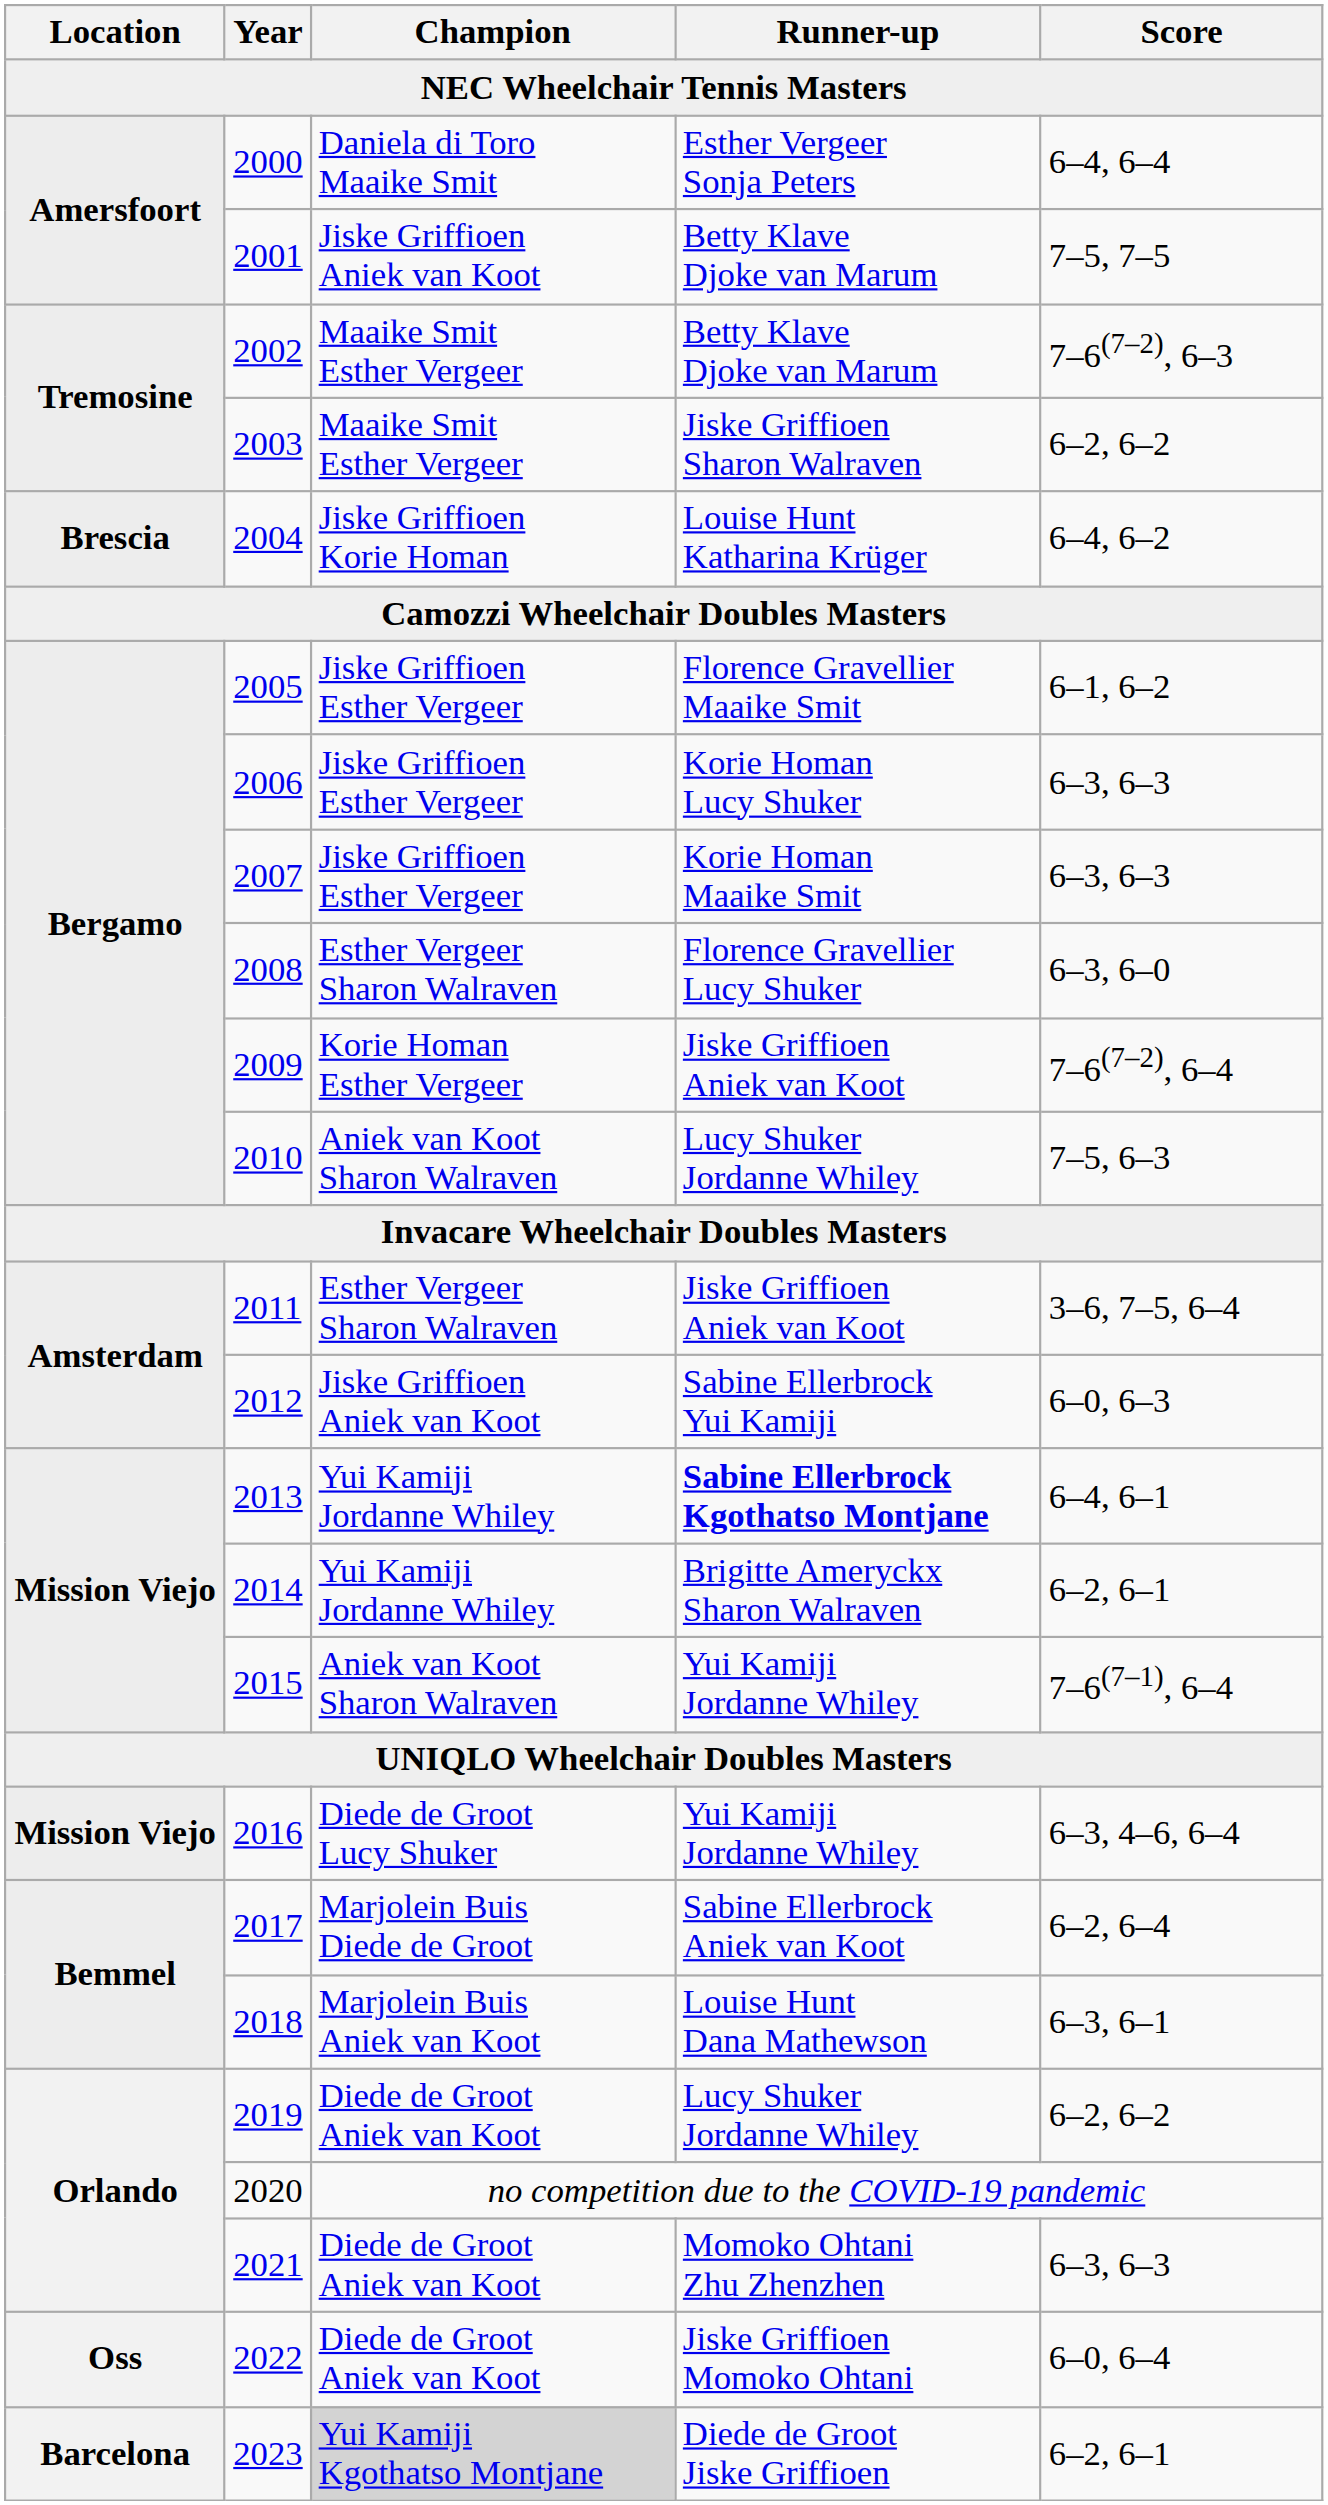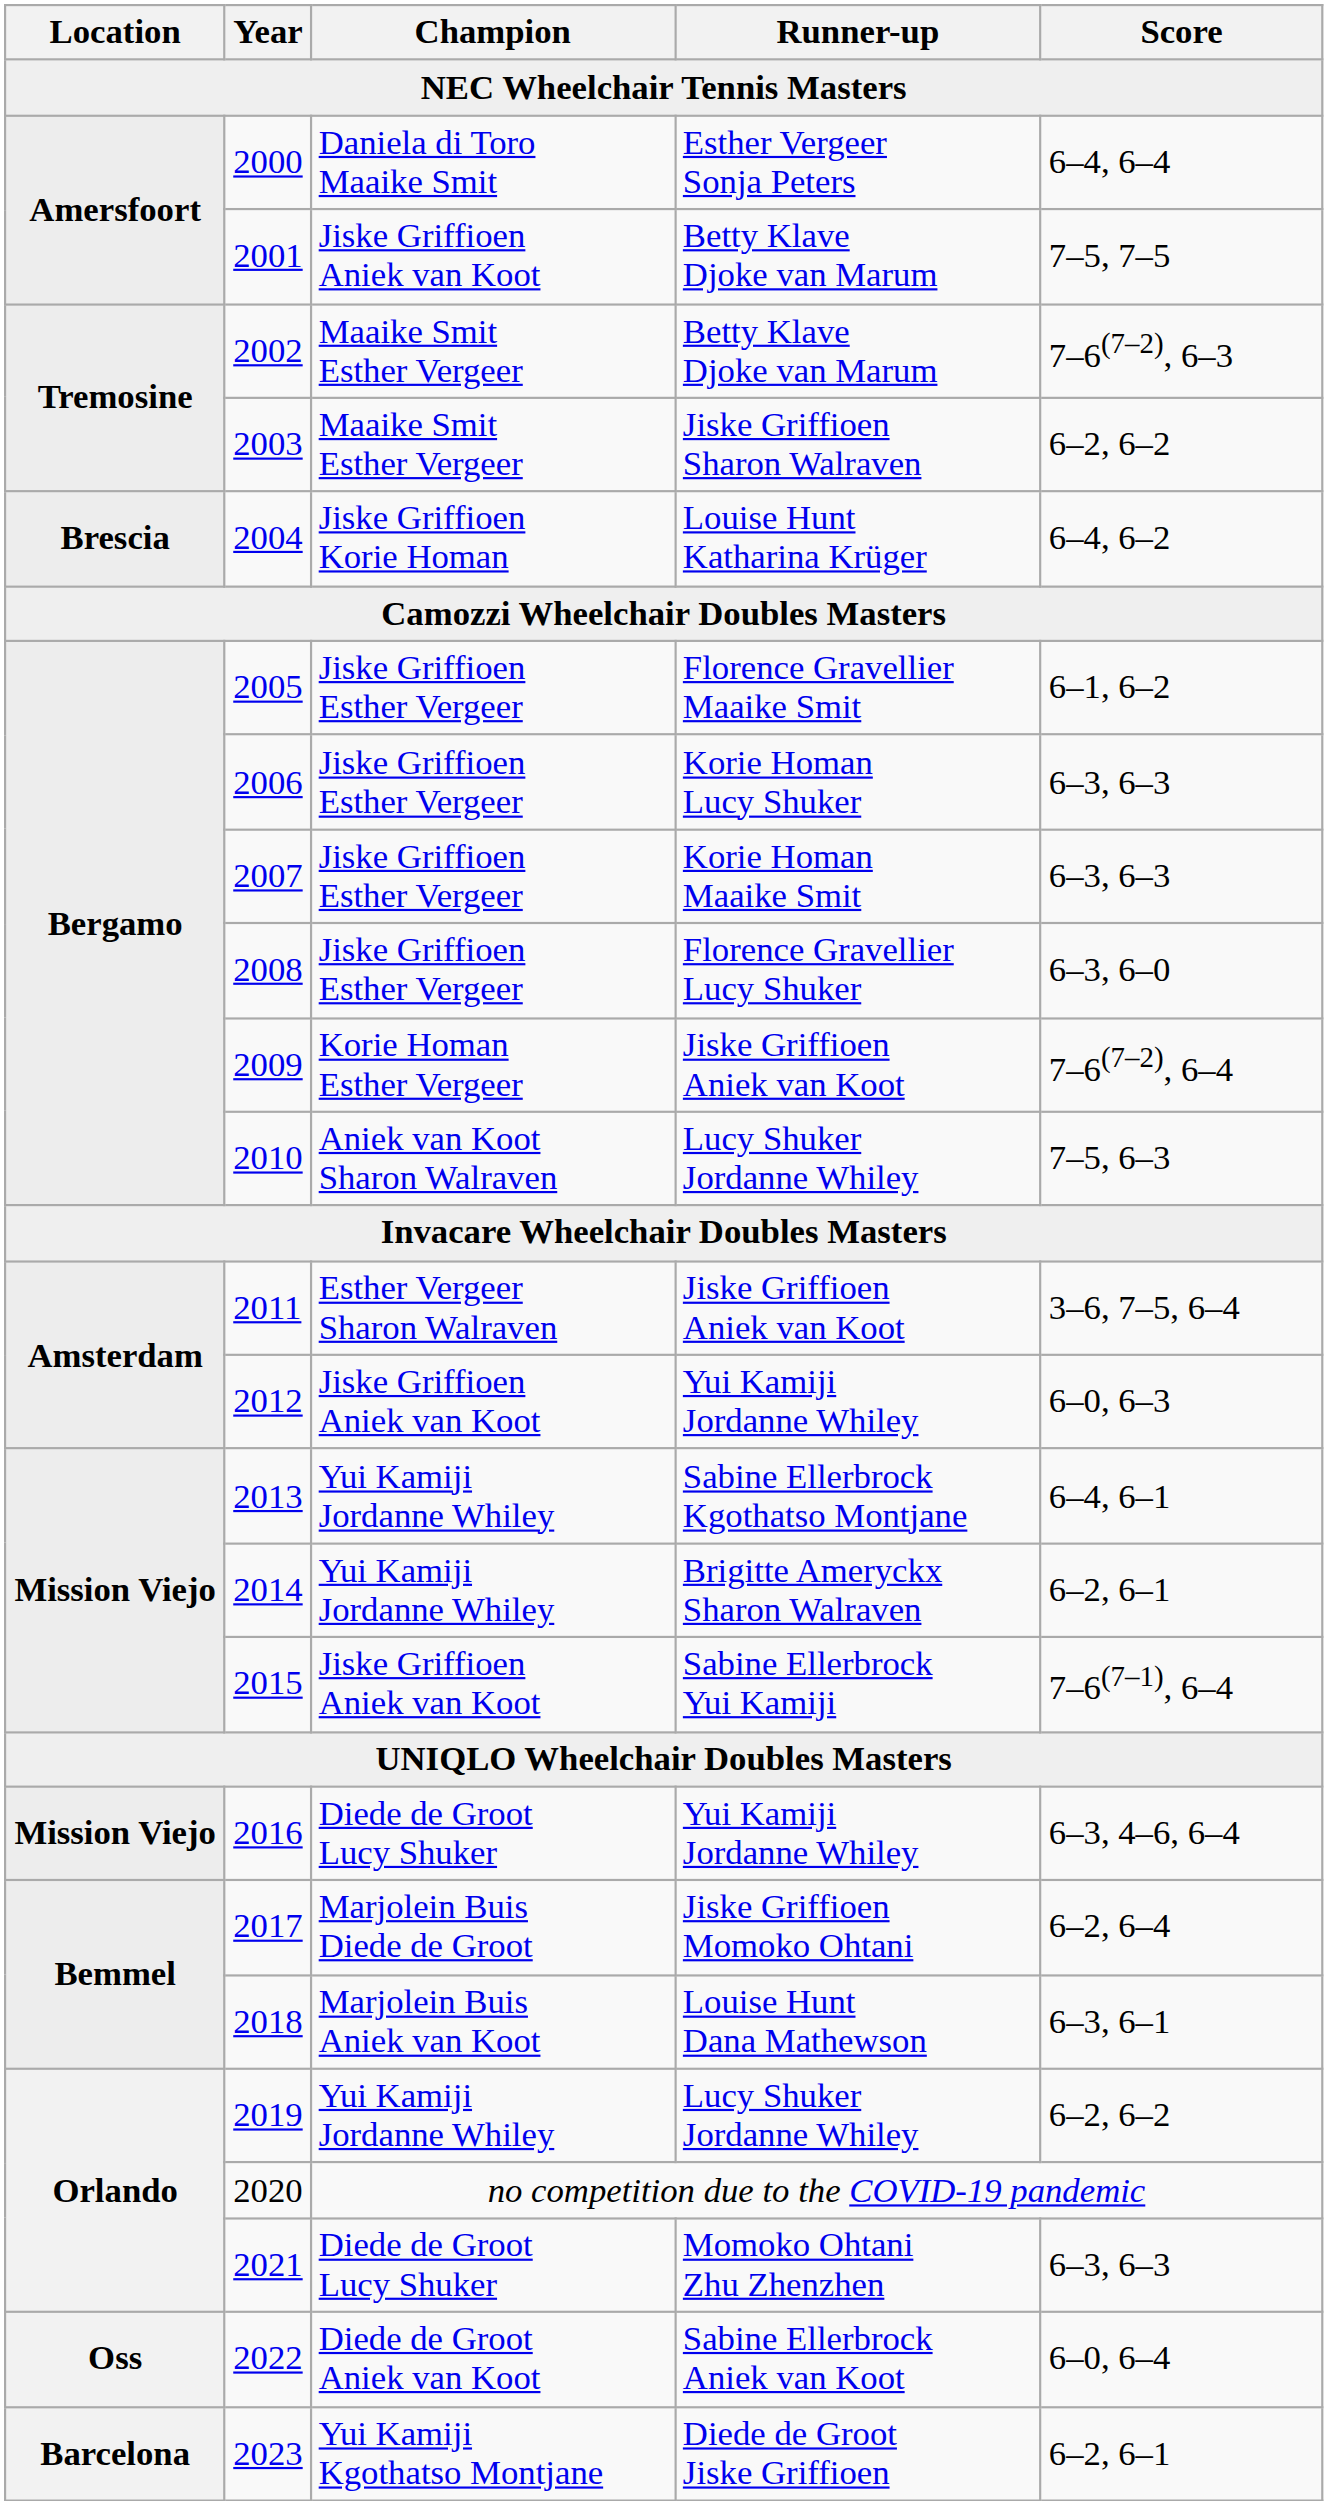(438, 969) Esther Vergeer Sharon Walraven -> (422, 969) Jiske Griffioen Esther Vergeer
(808, 1401) Sabine Ellerbrock Yui Kamiji -> (801, 1401) Yui Kamiji Jordanne Whiley
(836, 1495) bold -> (825, 1495) normal
(438, 1683) Aniek van Koot Sharon Walraven -> (430, 1683) Jiske Griffioen Aniek van Koot
(801, 1683) Yui Kamiji Jordanne Whiley -> (808, 1683) Sabine Ellerbrock Yui Kamiji
(808, 1926) Sabine Ellerbrock Aniek van Koot -> (798, 1926) Jiske Griffioen Momoko Ohtani
(430, 2115) Diede de Groot Aniek van Koot -> (436, 2115) Yui Kamiji Jordanne Whiley
(430, 2264) Diede de Groot Aniek van Koot -> (426, 2264) Diede de Groot Lucy Shuker
(798, 2358) Jiske Griffioen Momoko Ohtani -> (808, 2358) Sabine Ellerbrock Aniek van Koot
(461, 2452) lightgrey background -> (461, 2452) no background
